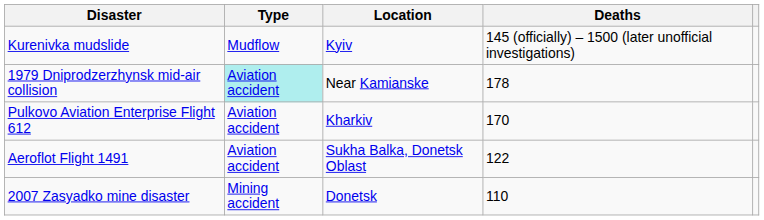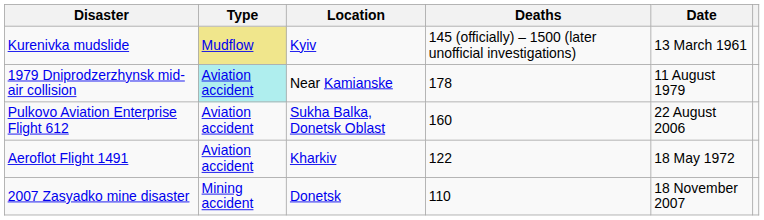+ column: (702, 15)
(253, 45) no background -> (228, 45) khaki background
(349, 120) Kharkiv -> (338, 120) Sukha Balka, Donetsk Oblast
(498, 120) 170 -> (440, 120) 160
(394, 158) Sukha Balka, Donetsk Oblast -> (313, 158) Kharkiv
